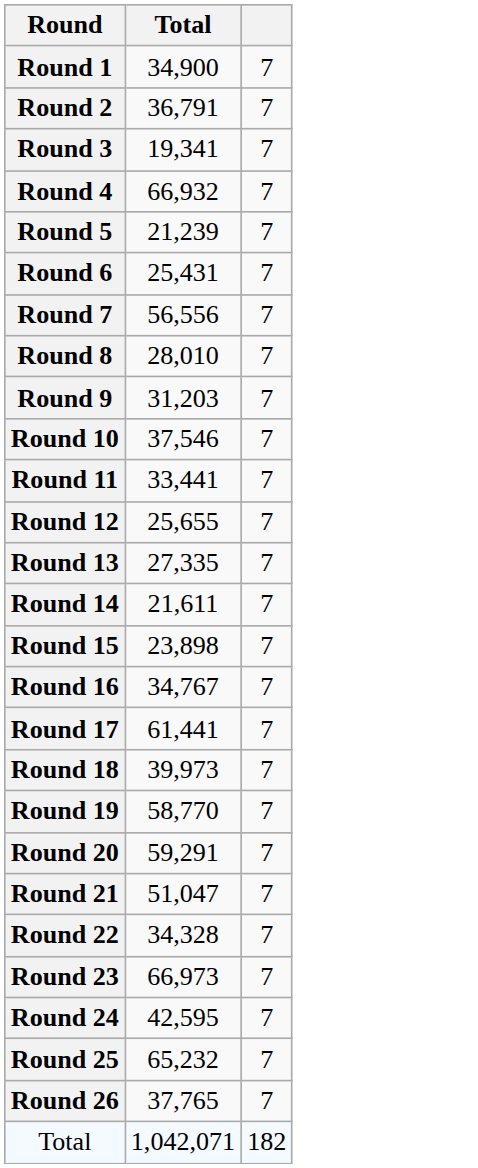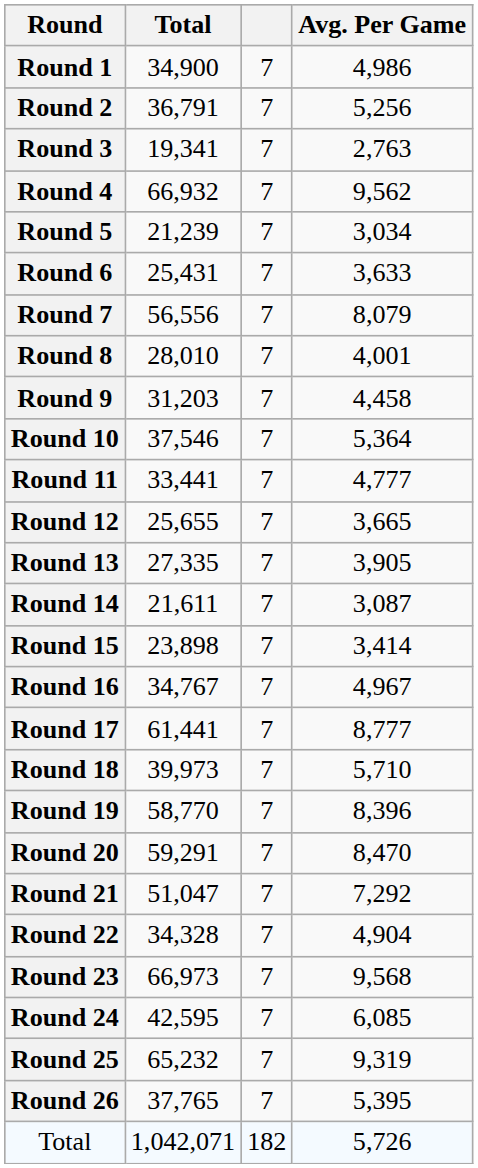+ column: (382, 25)
